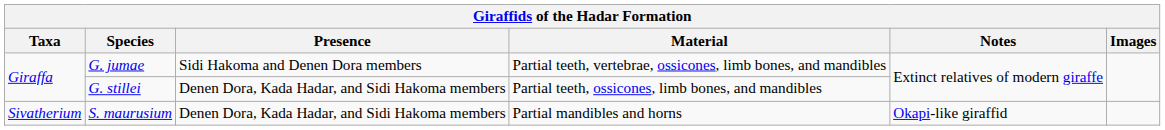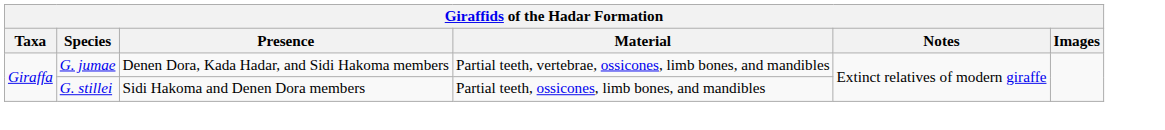(300, 64) Sidi Hakoma and Denen Dora members -> (286, 64) Denen Dora, Kada Hadar, and Sidi Hakoma members
(342, 88) Denen Dora, Kada Hadar, and Sidi Hakoma members -> (244, 88) Sidi Hakoma and Denen Dora members
- row: (130, 112)
